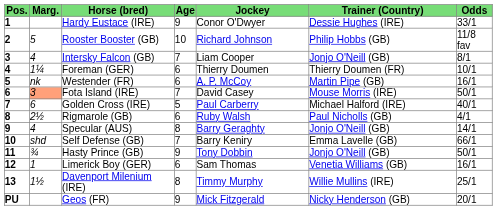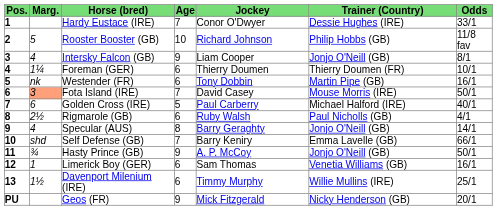(178, 22) 9 -> (178, 22) 7
(178, 57) 7 -> (178, 57) 9
(224, 81) A. P. McCoy -> (224, 81) Tony Dobbin
(224, 152) Tony Dobbin -> (224, 152) A. P. McCoy
(178, 182) 8 -> (178, 182) 6
